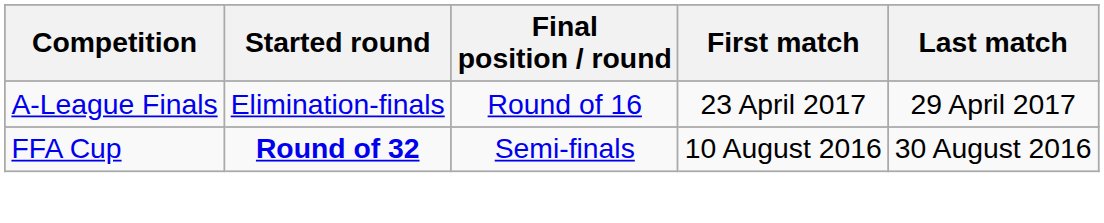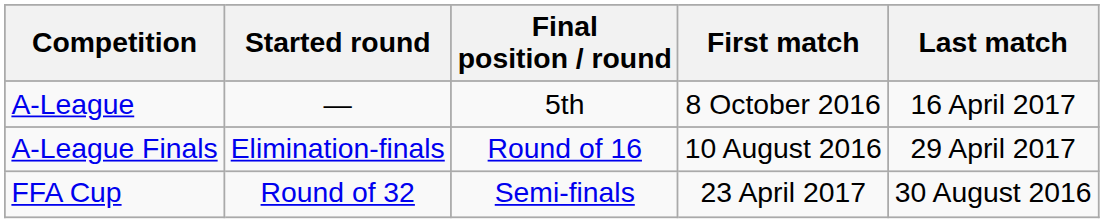+ row: (73, 103)
(783, 103) 23 April 2017 -> (783, 148) 10 August 2016
(338, 148) bold -> (338, 193) normal
(783, 148) 10 August 2016 -> (783, 193) 23 April 2017
